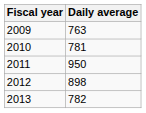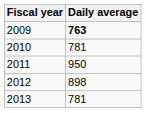(77, 30) normal -> (77, 30) bold
(77, 99) 782 -> (77, 99) 781
